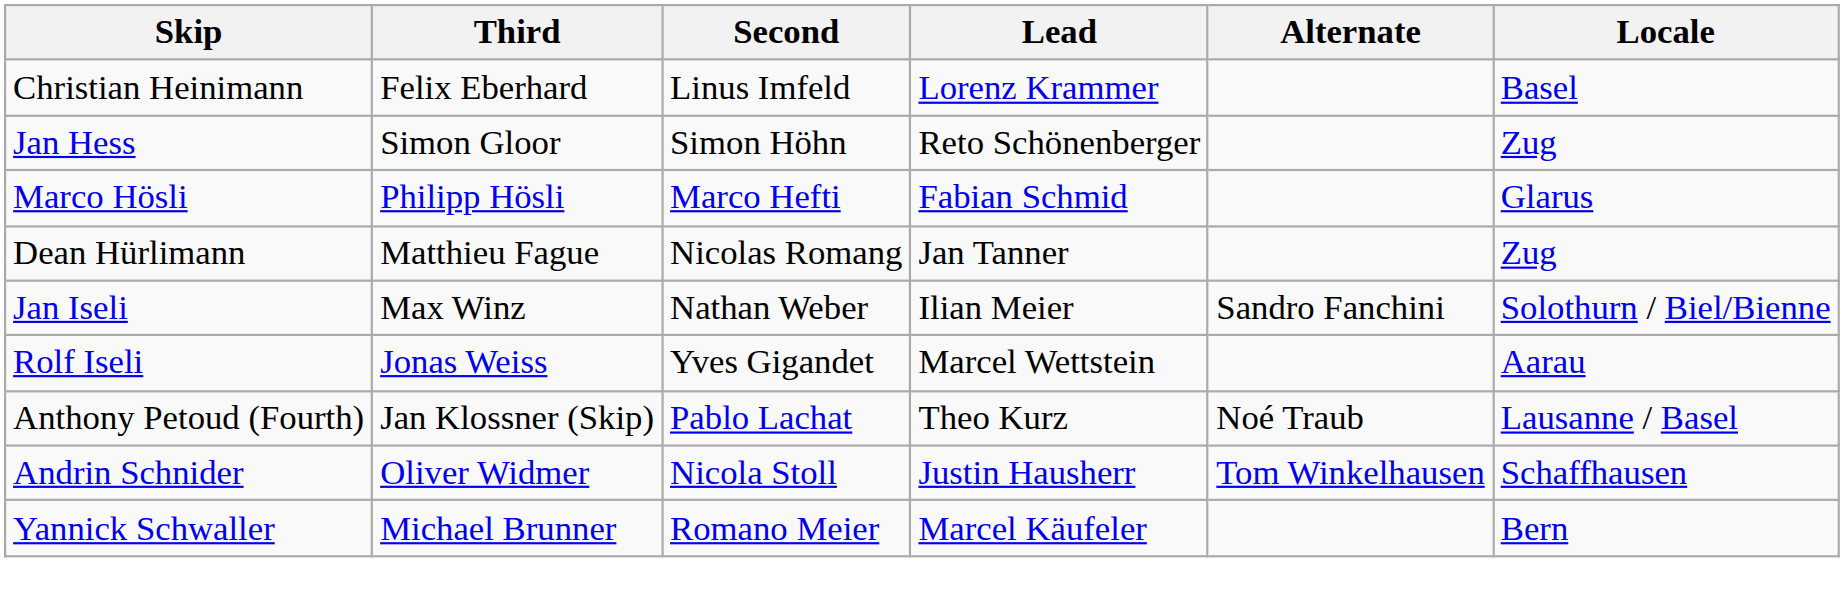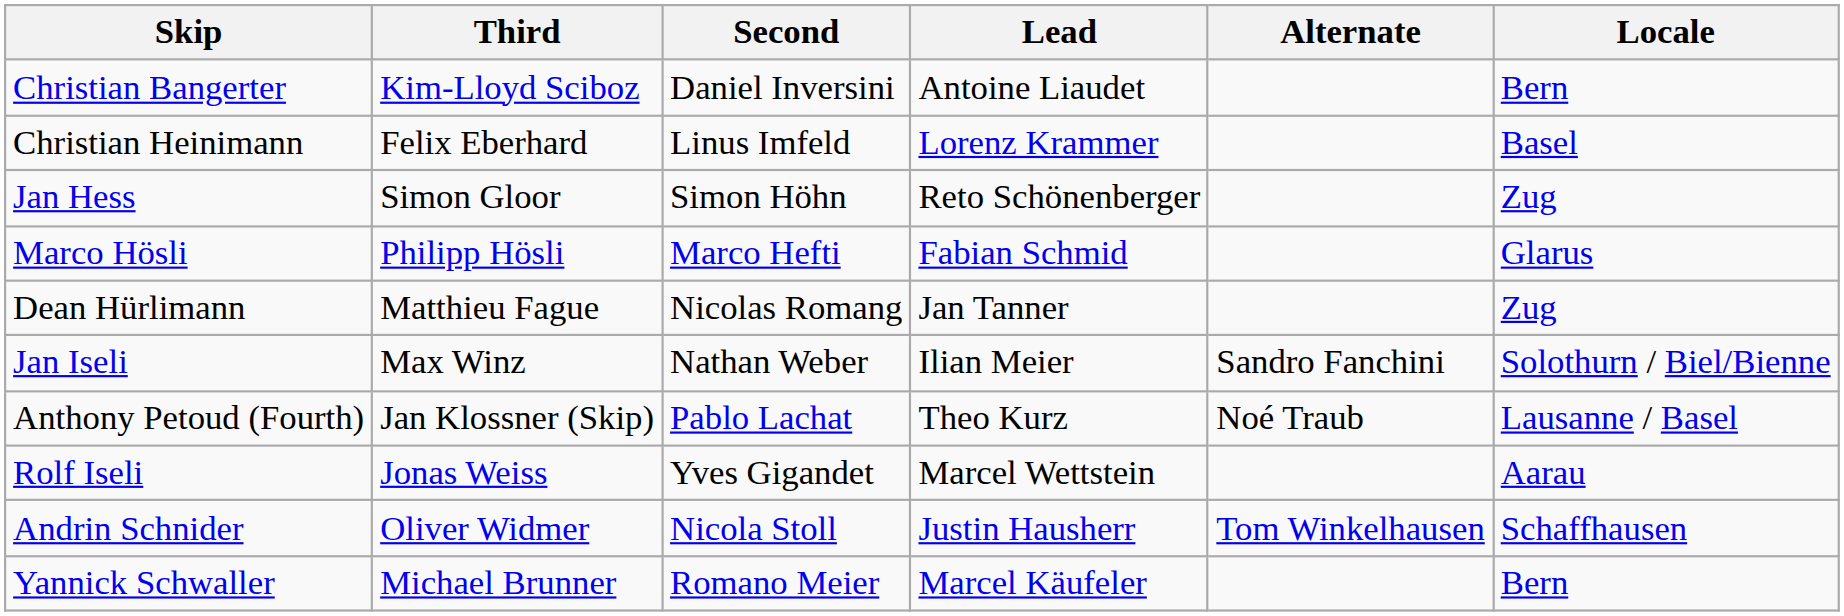+ row: (150, 87)
rows swapped: (78, 362) <-> (189, 417)
